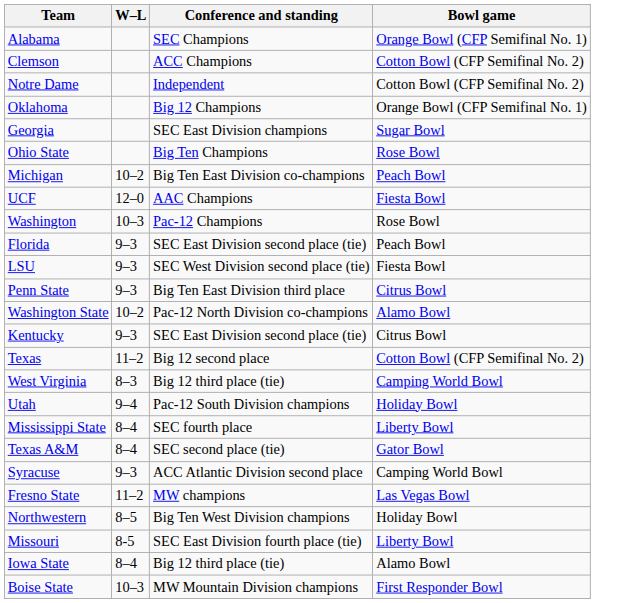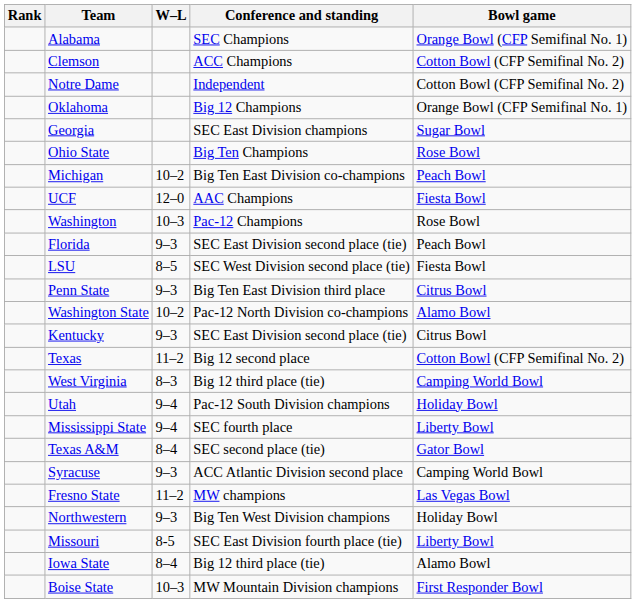+ column: (25, 15)
(126, 267) 9–3 -> (166, 267) 8–5
(126, 426) 8–4 -> (166, 426) 9–4
(126, 518) 8–5 -> (166, 518) 9–3
